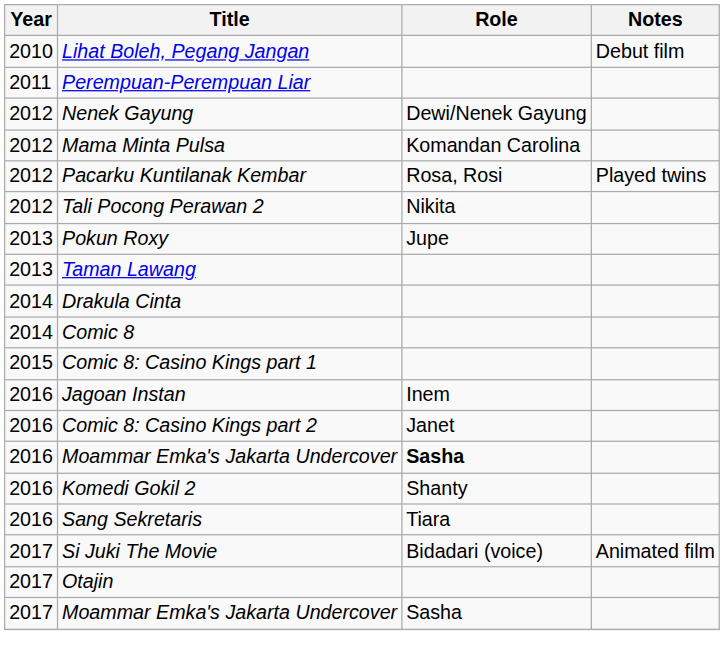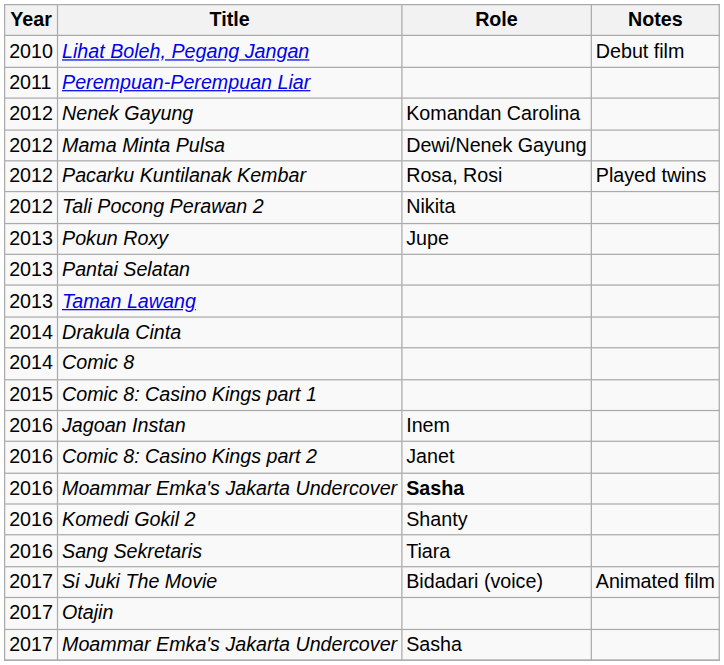(496, 113) Dewi/Nenek Gayung -> (493, 113) Komandan Carolina
(493, 144) Komandan Carolina -> (496, 144) Dewi/Nenek Gayung
+ row: (31, 269)
